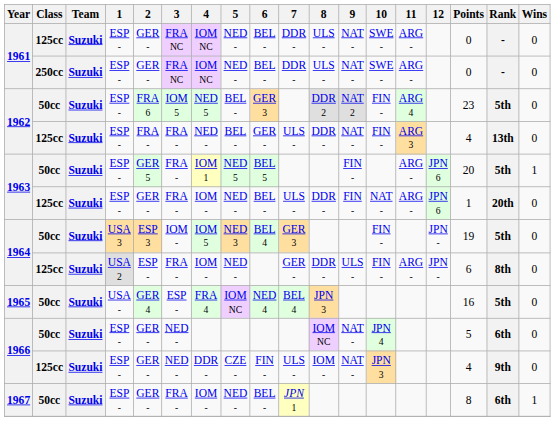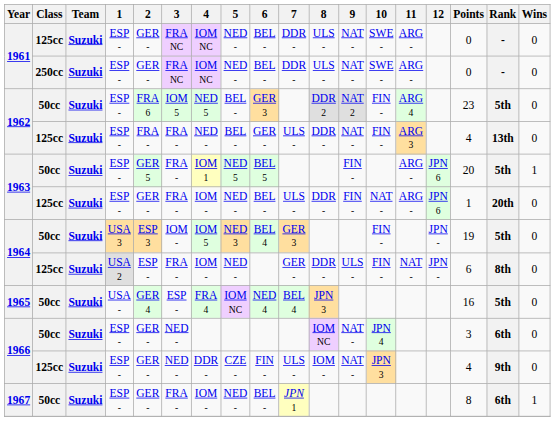(411, 269) ARG - -> (411, 269) NAT -
(469, 334) 5 -> (469, 334) 3
